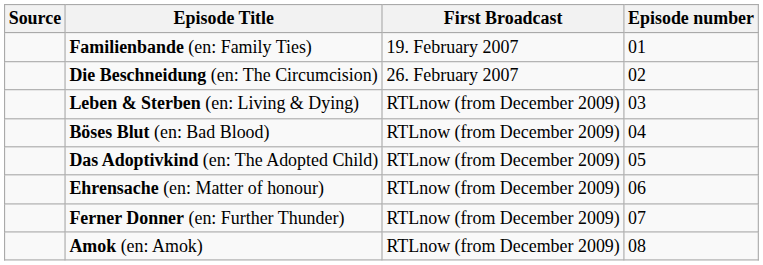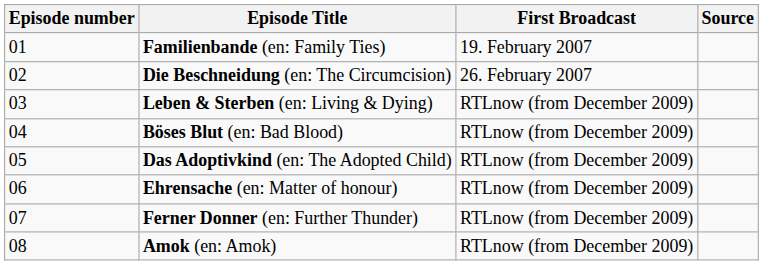columns swapped: (691, 18) <-> (35, 18)
